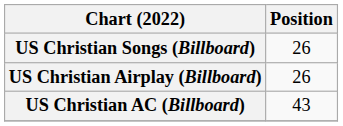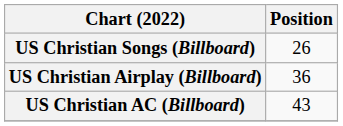(301, 76) 26 -> (301, 76) 36
